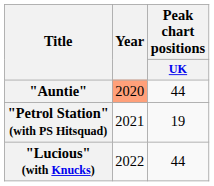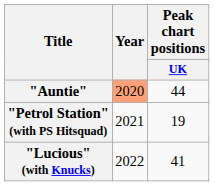(178, 161) 44 -> (178, 161) 41
